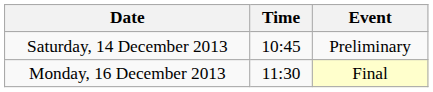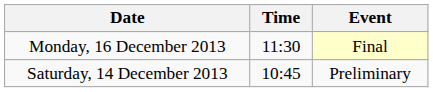rows swapped: (127, 45) <-> (127, 73)
